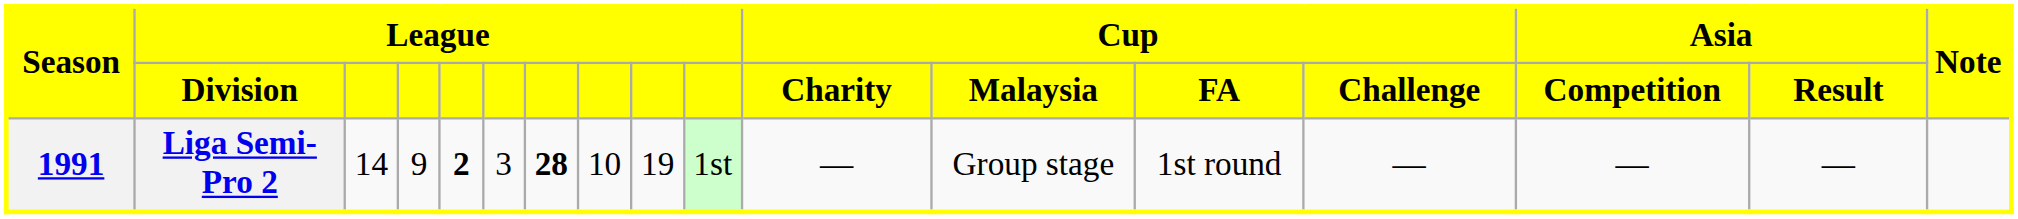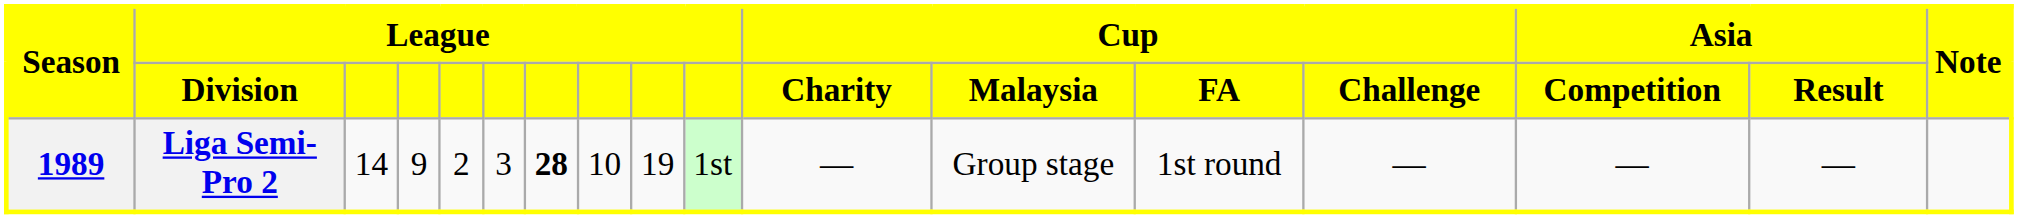(71, 163) 1991 -> (71, 163) 1989
(461, 163) bold -> (461, 163) normal
